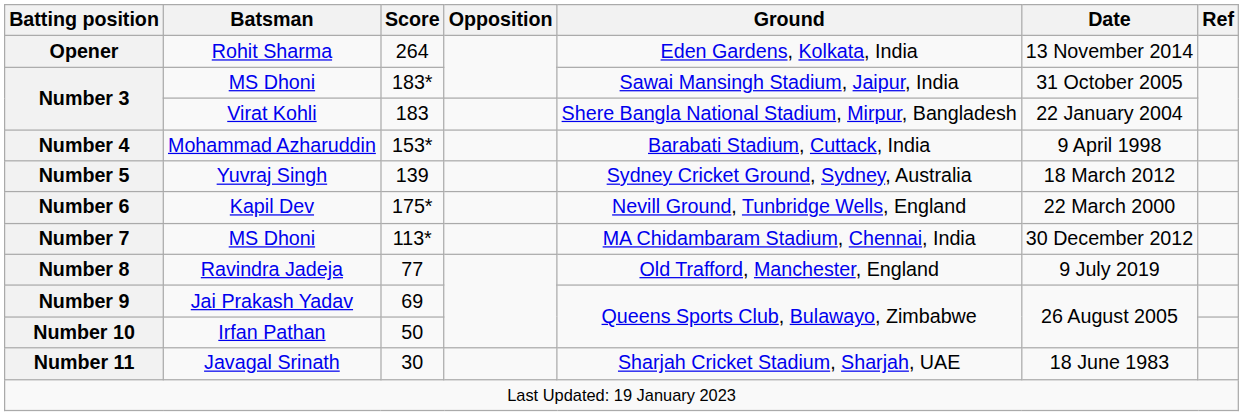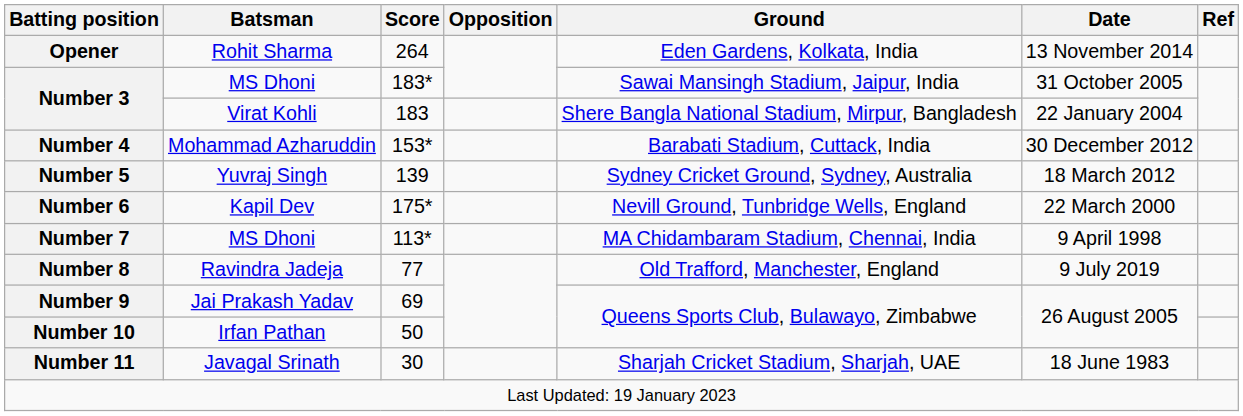(1109, 144) 9 April 1998 -> (1109, 144) 30 December 2012
(1109, 238) 30 December 2012 -> (1109, 238) 9 April 1998
